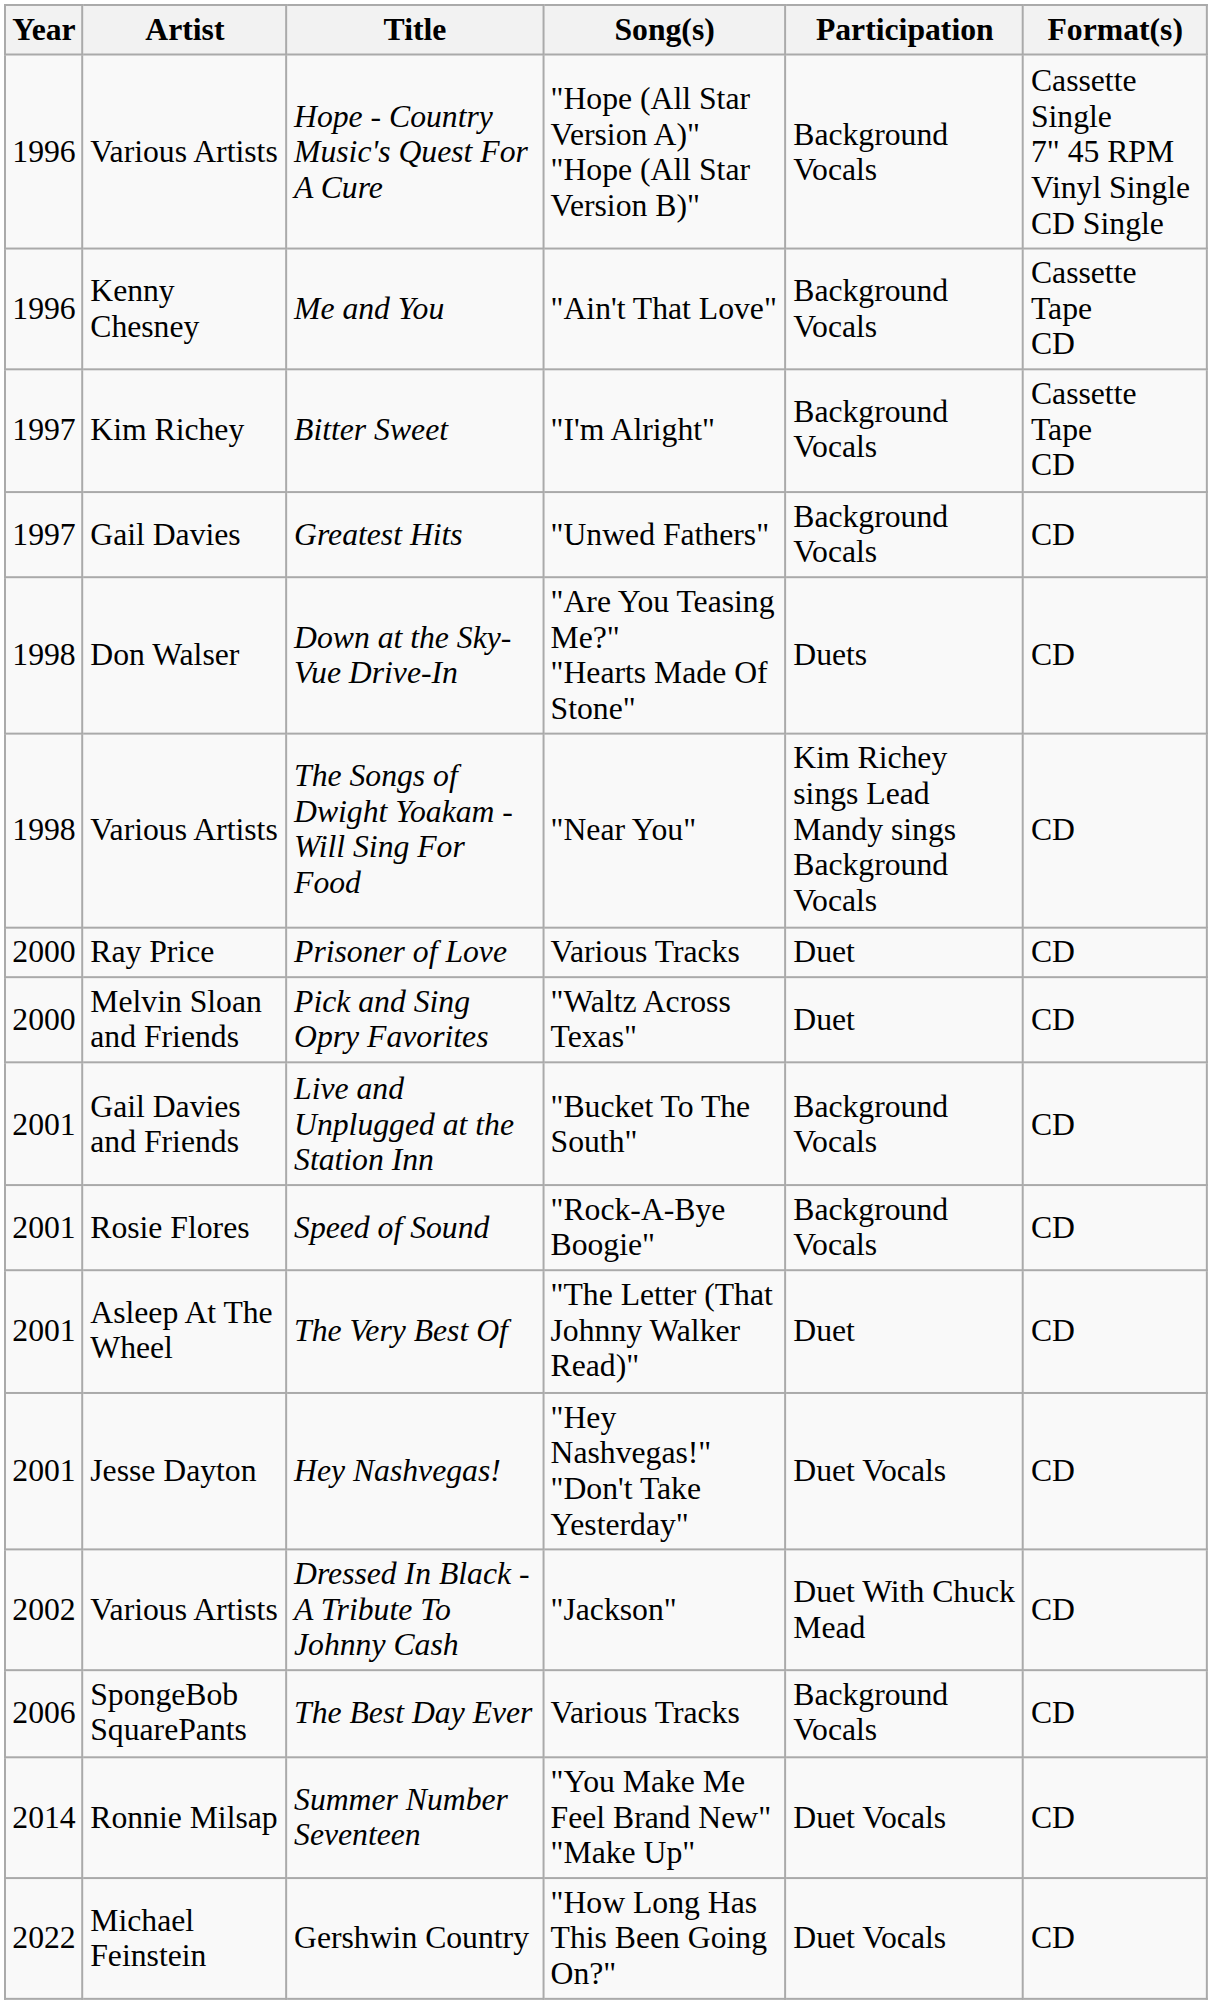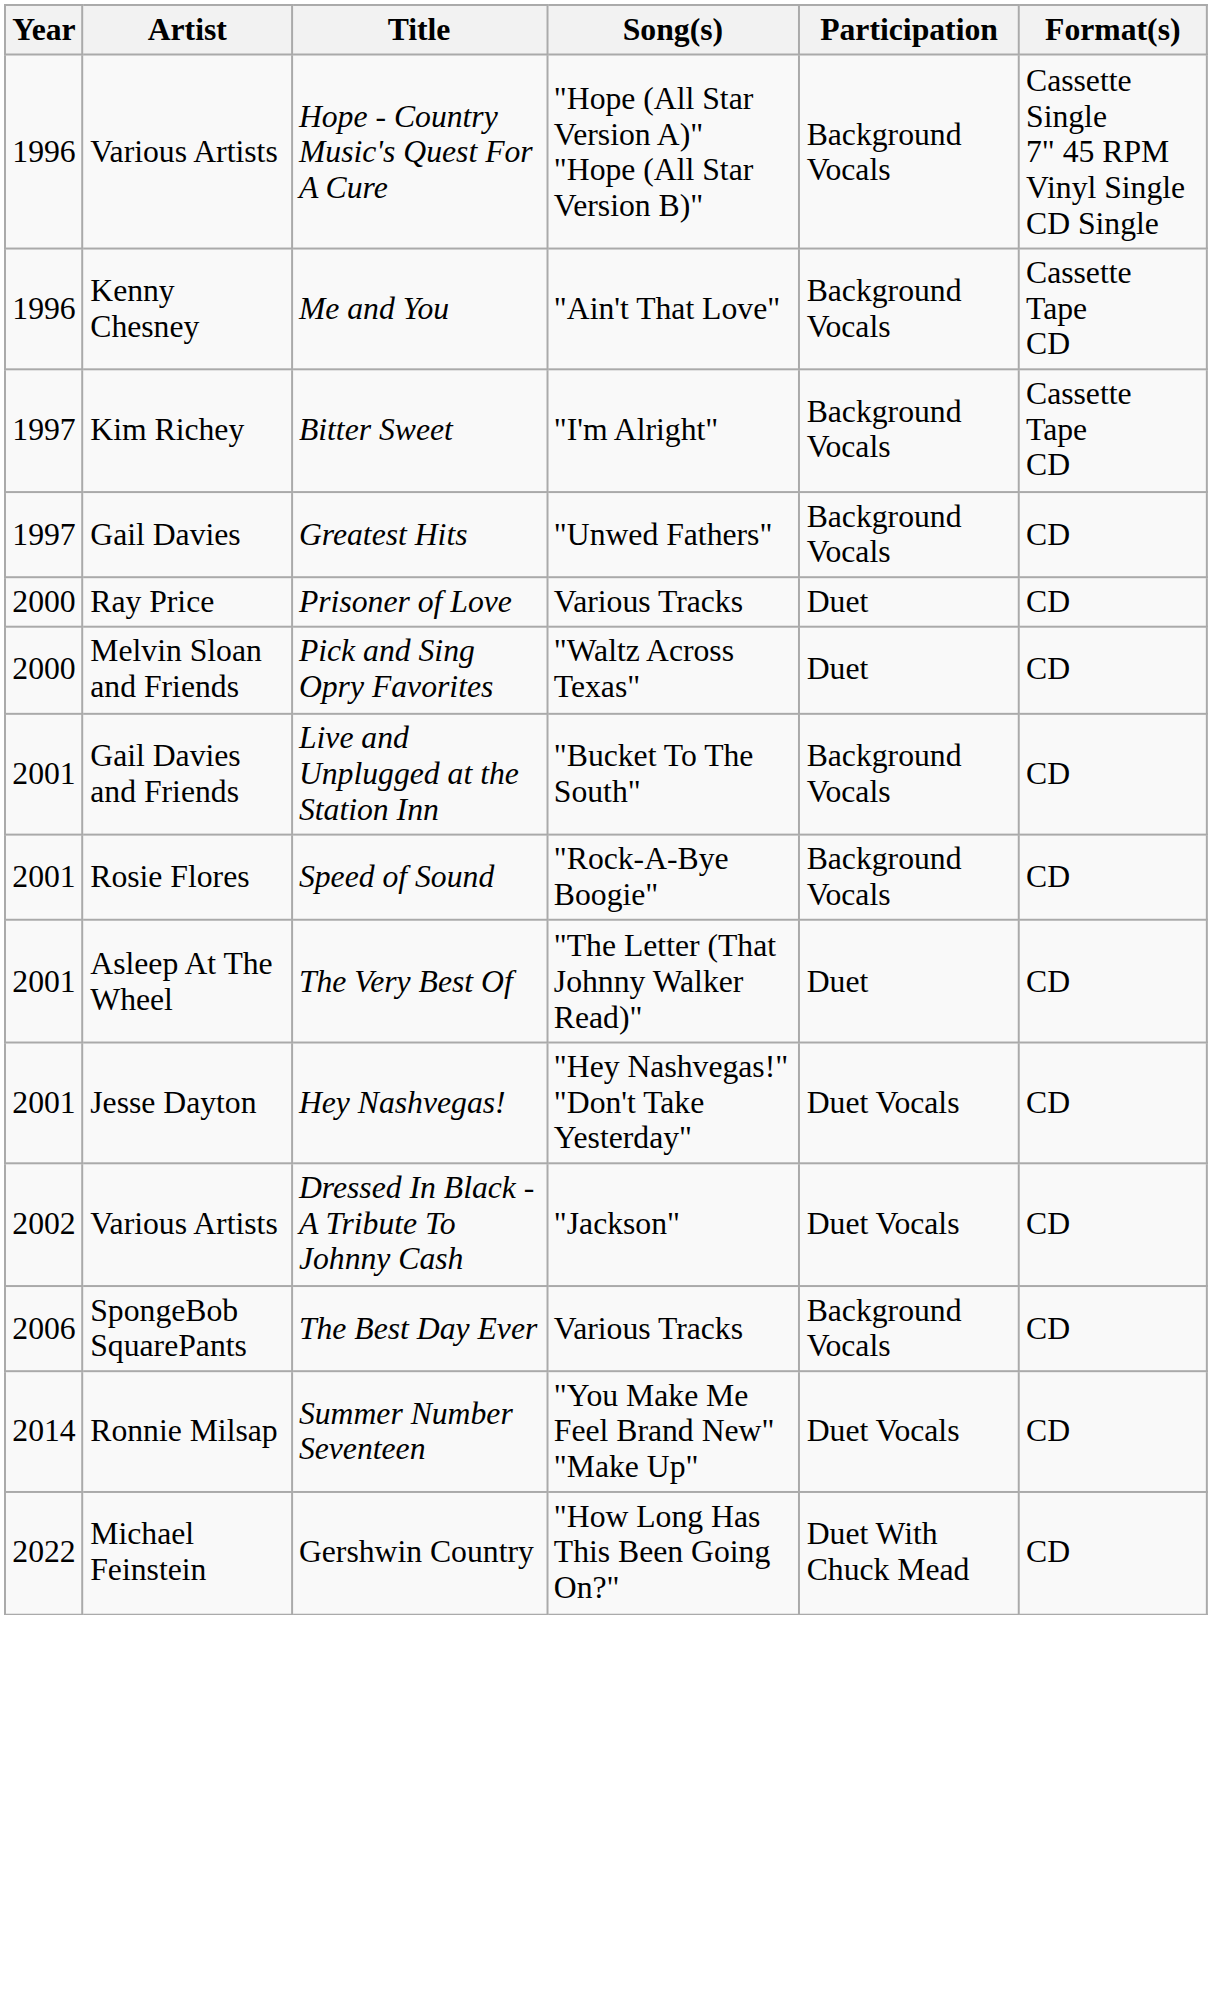- row: (403, 655)
- row: (403, 830)
(904, 1609) Duet With Chuck Mead -> (883, 1223) Duet Vocals
(870, 1938) Duet Vocals -> (888, 1552) Duet With Chuck Mead
